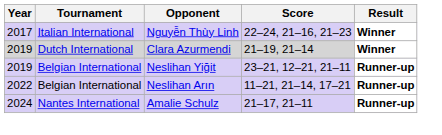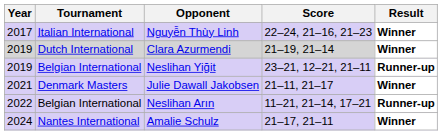+ row: (203, 86)
(386, 104) Runner-up -> (397, 122) Winner
